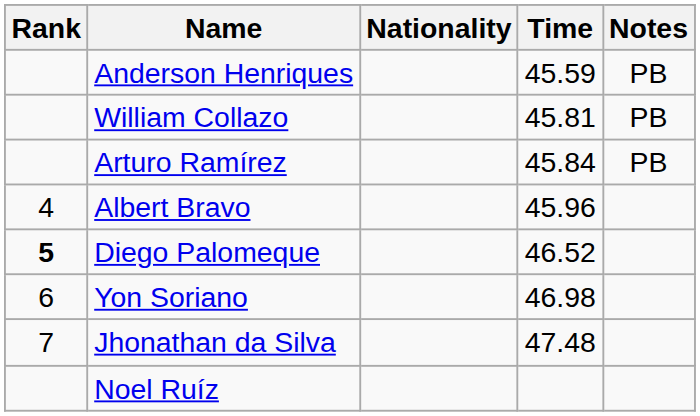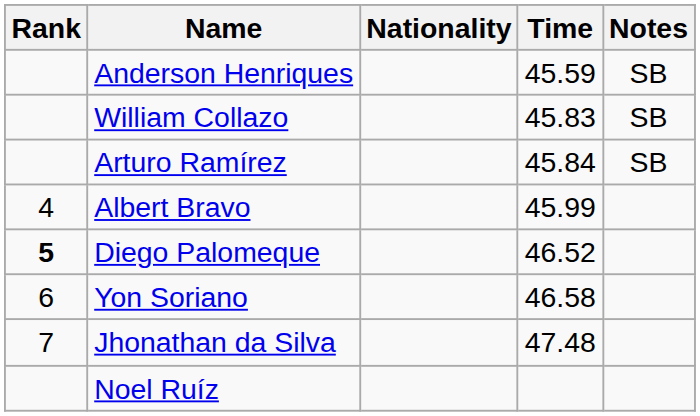(648, 73) PB -> (648, 73) SB
(560, 118) 45.81 -> (560, 118) 45.83
(648, 118) PB -> (648, 118) SB
(648, 163) PB -> (648, 163) SB
(560, 208) 45.96 -> (560, 208) 45.99
(560, 298) 46.98 -> (560, 298) 46.58
